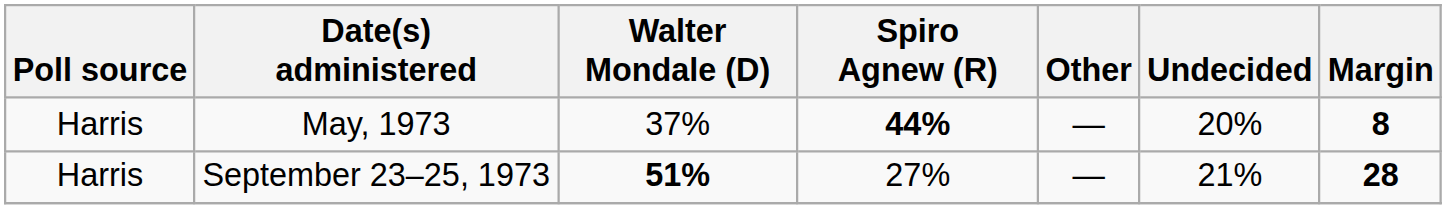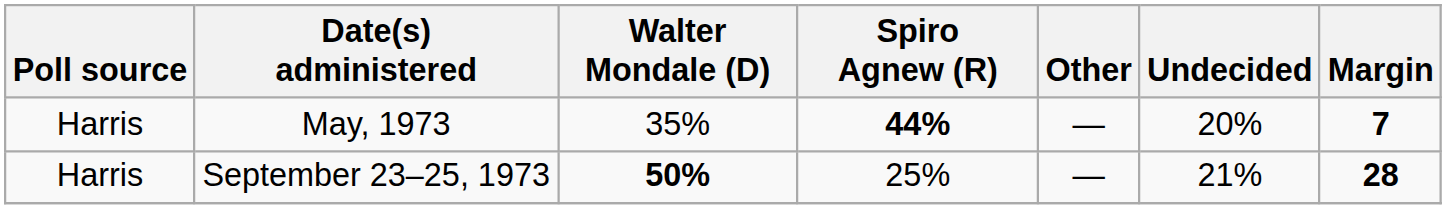(678, 123) 37% -> (678, 123) 35%
(1381, 123) 8 -> (1381, 123) 7
(678, 176) 51% -> (678, 176) 50%
(918, 176) 27% -> (918, 176) 25%
